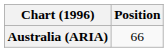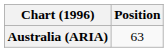(137, 36) 66 -> (137, 36) 63
